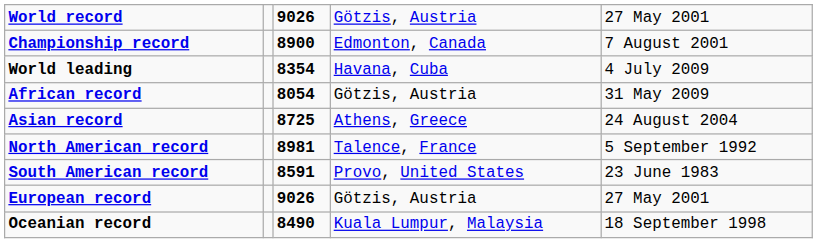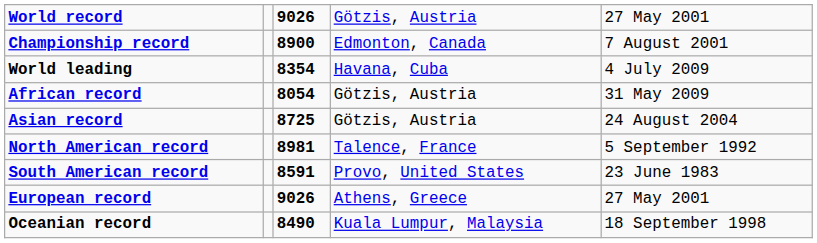(400, 121) Athens, Greece -> (405, 121) Götzis, Austria
(405, 198) Götzis, Austria -> (400, 198) Athens, Greece
